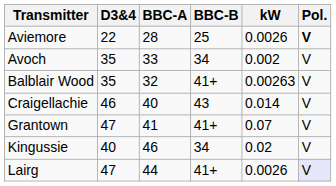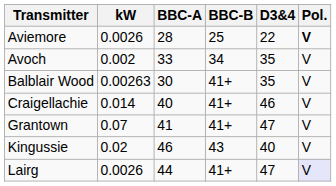columns swapped: (270, 15) <-> (118, 15)
(150, 81) 32 -> (165, 81) 30
(201, 103) 43 -> (220, 103) 41+
(201, 147) 34 -> (216, 147) 43
